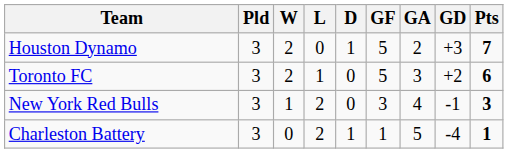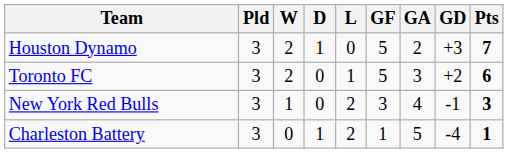columns swapped: (320, 18) <-> (351, 18)
